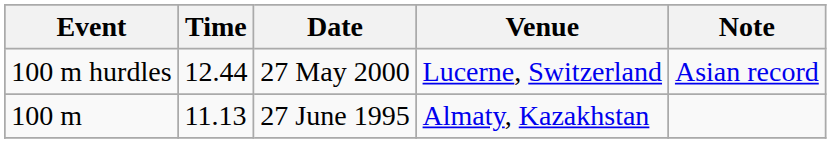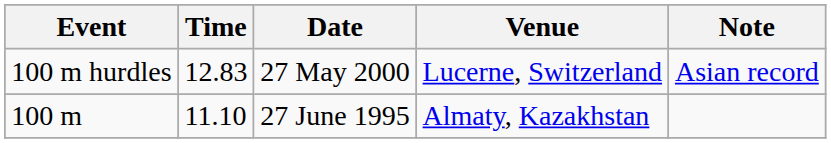(216, 71) 12.44 -> (216, 71) 12.83
(215, 115) 11.13 -> (215, 115) 11.10
